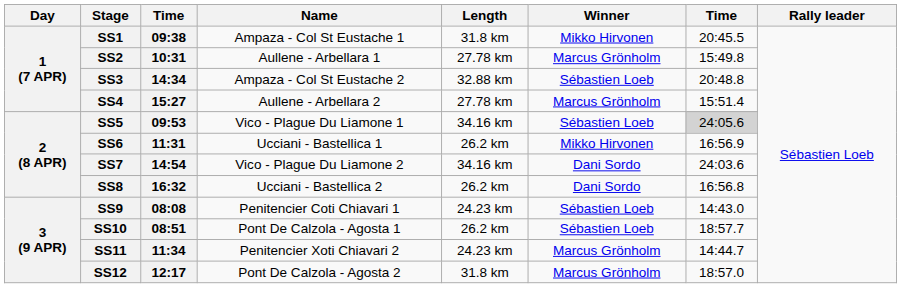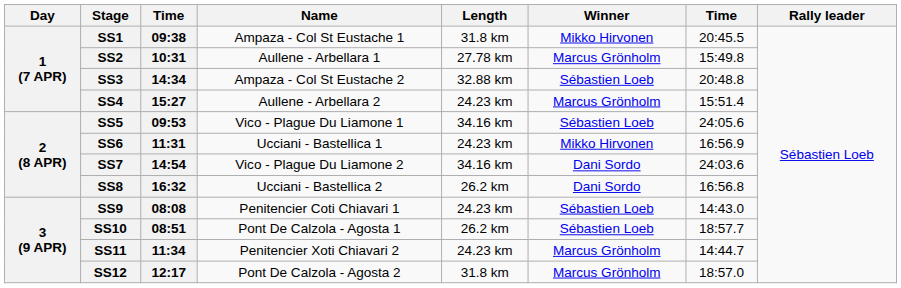(485, 101) 27.78 km -> (485, 101) 24.23 km
(721, 122) lightgrey background -> (721, 122) no background
(485, 144) 26.2 km -> (485, 144) 24.23 km
